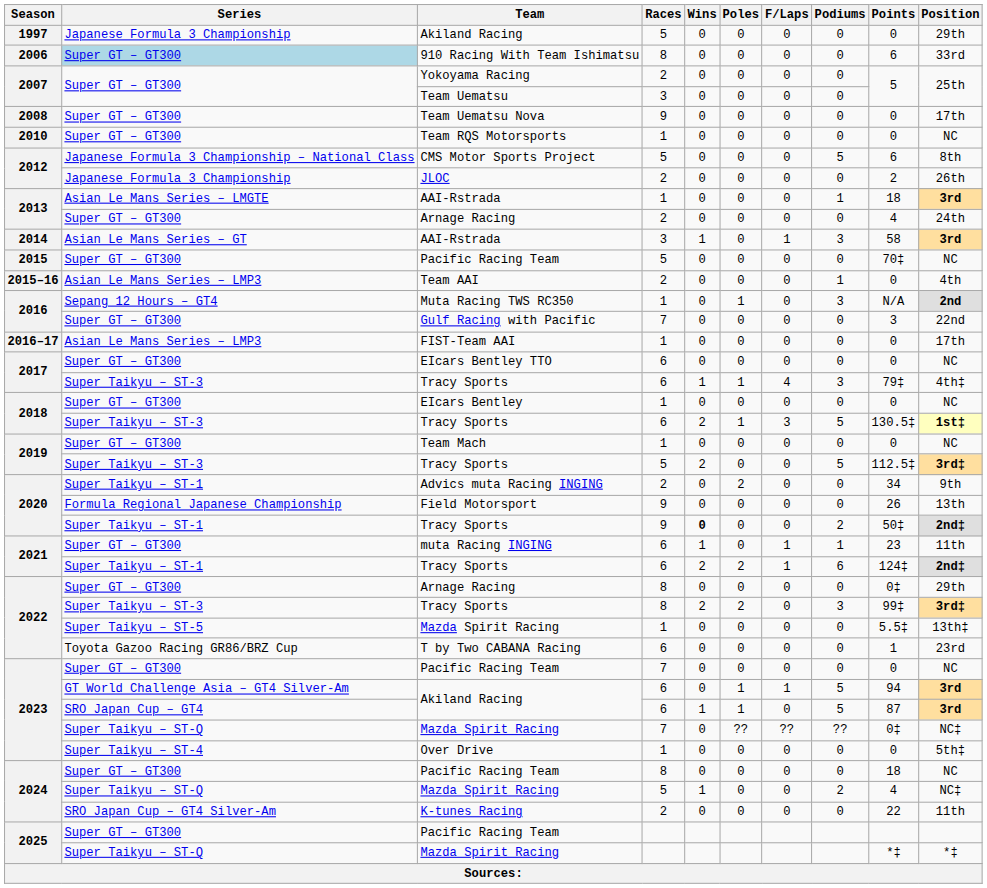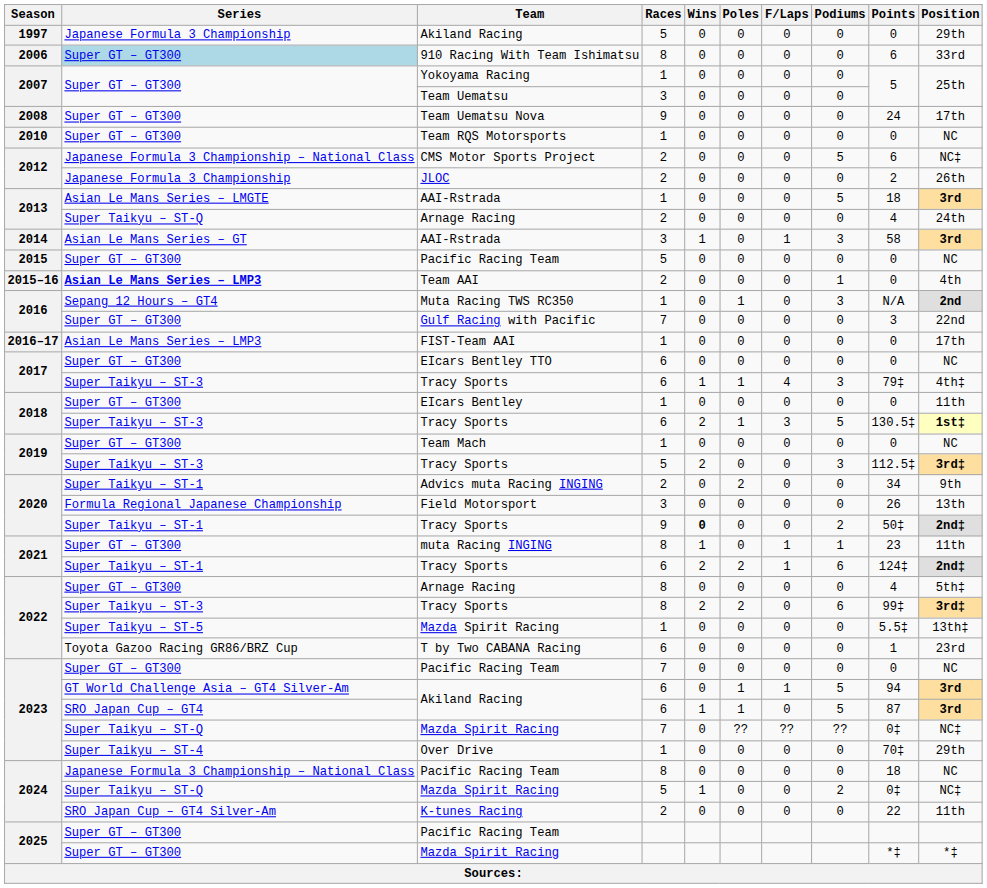(663, 76) 2 -> (663, 76) 1
(893, 117) 0 -> (893, 117) 24
(663, 158) 5 -> (663, 158) 2
(950, 158) 8th -> (950, 158) NC‡
(840, 198) 1 -> (840, 198) 5
(123, 219) Super GT – GT300 -> (134, 219) Super Taikyu – ST-Q
(893, 260) 70‡ -> (893, 260) 0
(163, 280) normal -> (163, 280) bold
(950, 403) NC -> (950, 403) 11th
(840, 464) 5 -> (840, 464) 3
(663, 505) 9 -> (663, 505) 3
(663, 546) 6 -> (663, 546) 8
(893, 587) 0‡ -> (893, 587) 4
(950, 587) 29th -> (950, 587) 5th‡
(840, 607) 3 -> (840, 607) 6
(893, 750) 0 -> (893, 750) 70‡
(950, 750) 5th‡ -> (950, 750) 29th
(123, 771) Super GT – GT300 -> (239, 771) Japanese Formula 3 Championship – National Class
(893, 791) 4 -> (893, 791) 0‡
(134, 853) Super Taikyu – ST-Q -> (123, 853) Super GT – GT300
